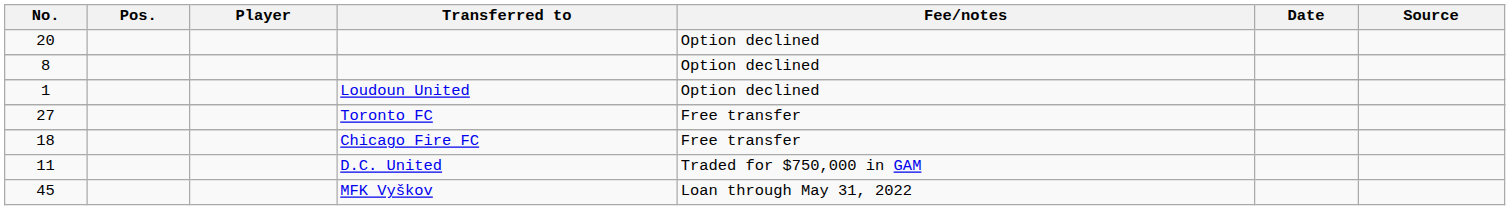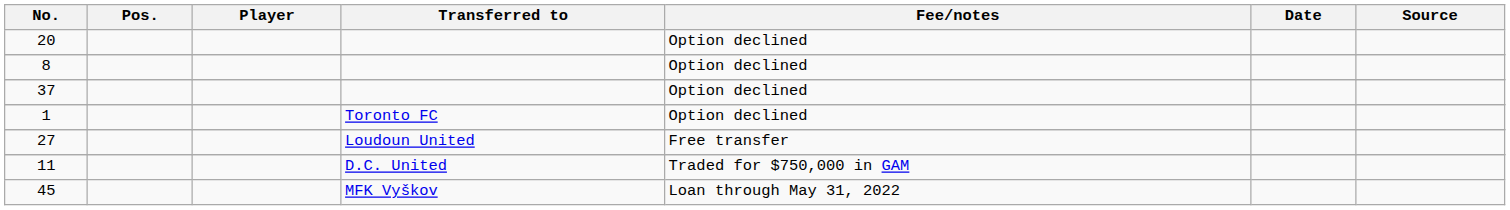+ row: (46, 92)
(405, 92) Loudoun United -> (391, 117) Toronto FC
(387, 117) Toronto FC -> (410, 142) Loudoun United
- row: (46, 142)
